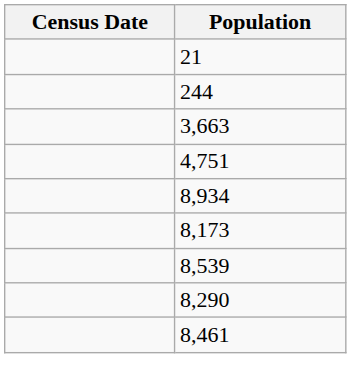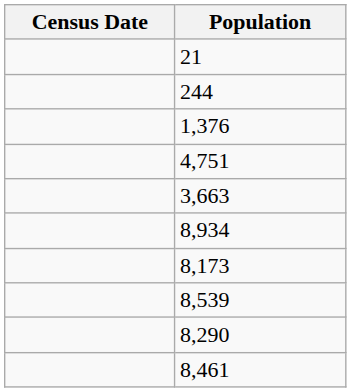+ row: (205, 126)
rows swapped: (205, 126) <-> (205, 160)
